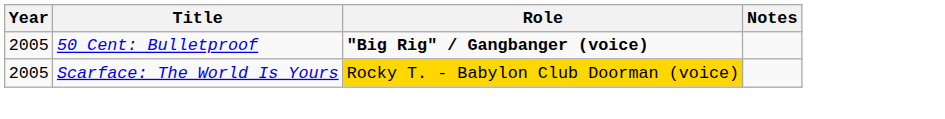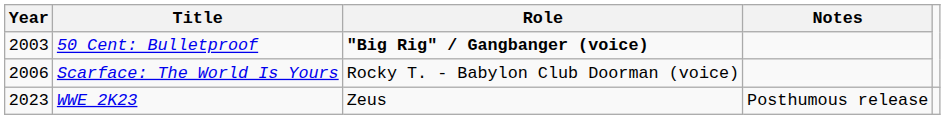(29, 46) 2005 -> (29, 46) 2003
(29, 73) 2005 -> (29, 73) 2006
(543, 73) gold background -> (543, 73) no background
+ row: (97, 100)
